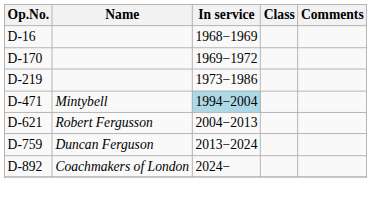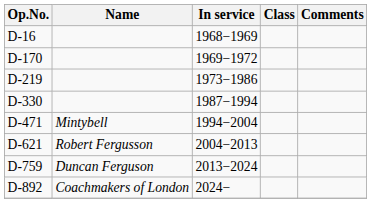+ row: (25, 101)
(226, 101) lightblue background -> (226, 123) no background
